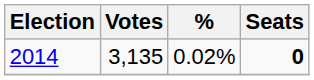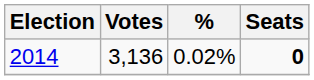(136, 56) 3,135 -> (136, 56) 3,136
